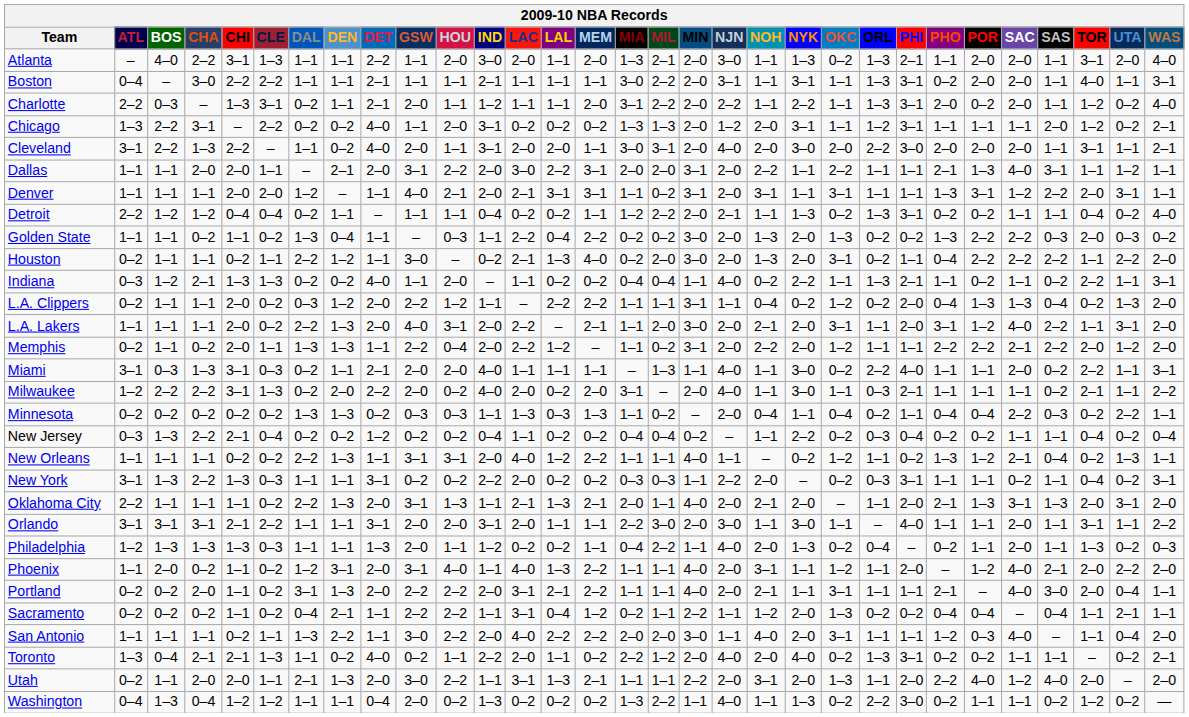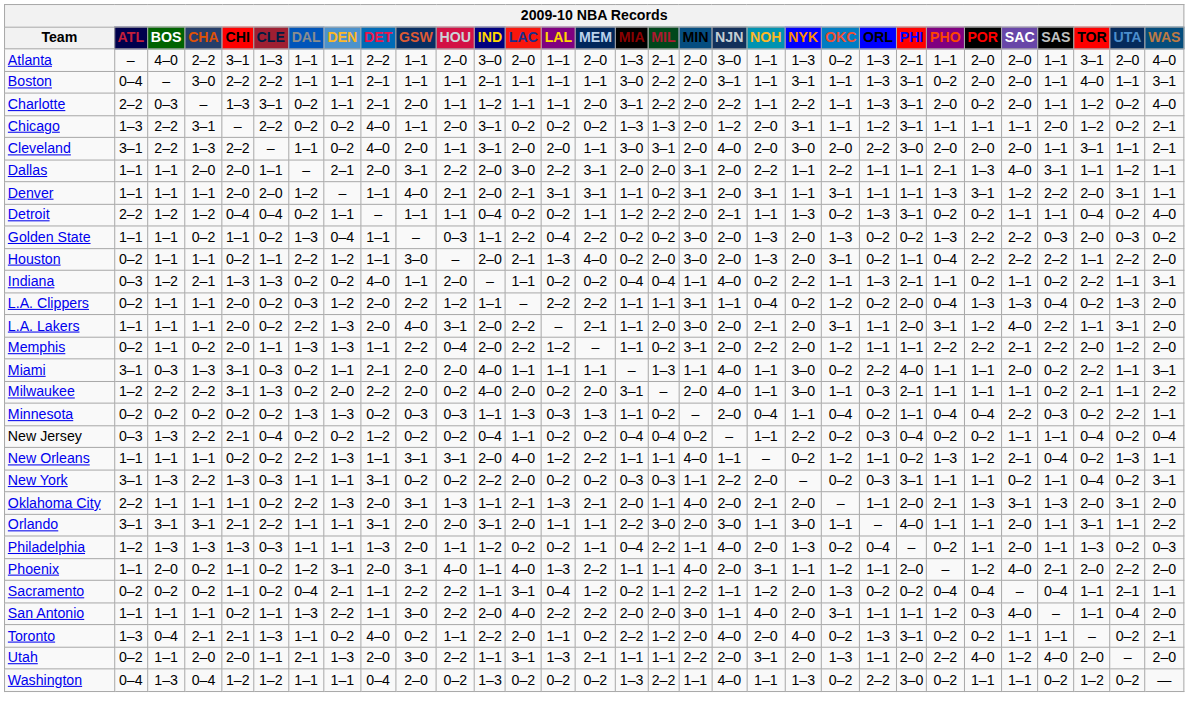(490, 259) 0–2 -> (490, 259) 2–0
- row: (34, 591)
